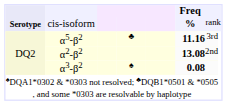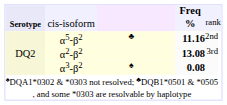(212, 36) 3rd -> (212, 36) 2nd
(212, 51) 2nd -> (212, 51) 3rd
